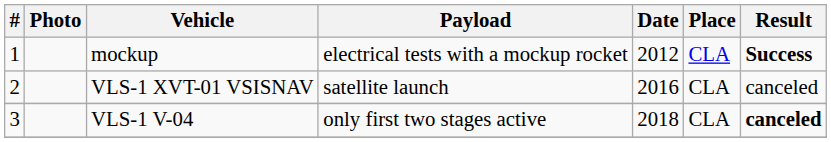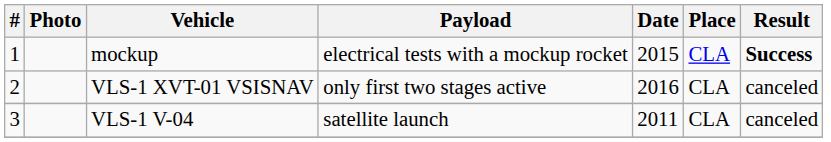(658, 53) 2012 -> (658, 53) 2015
(386, 86) satellite launch -> (435, 86) only first two stages active
(435, 119) only first two stages active -> (386, 119) satellite launch
(658, 119) 2018 -> (658, 119) 2011
(784, 119) bold -> (782, 119) normal
